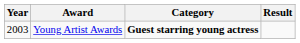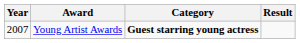(18, 30) 2003 -> (18, 30) 2007
